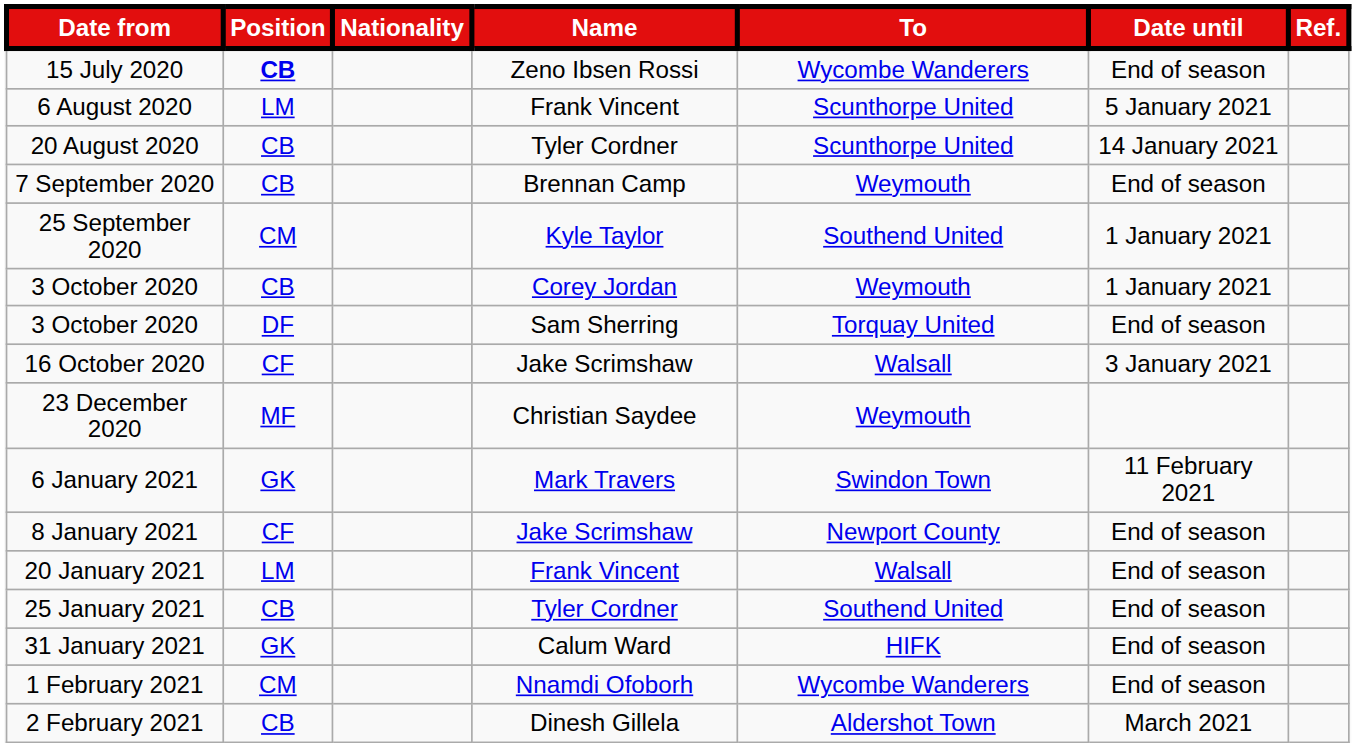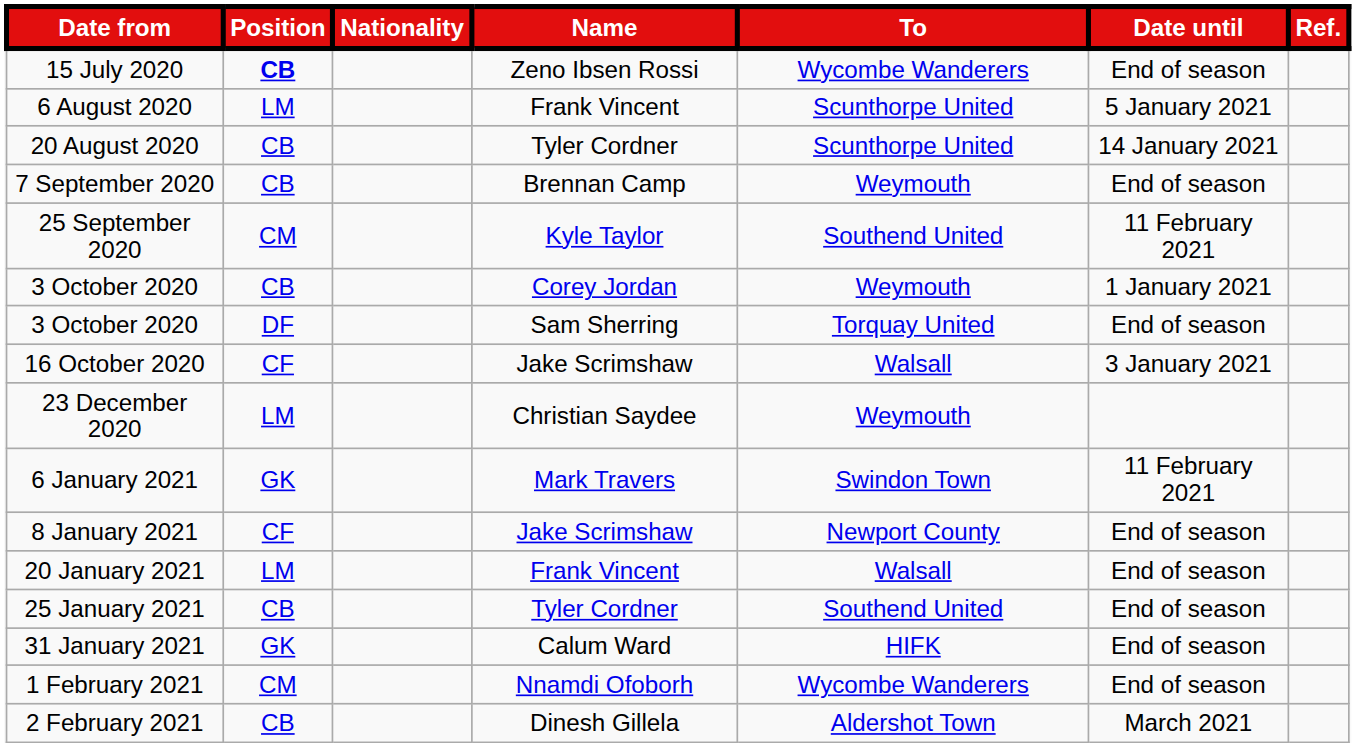(1188, 236) 1 January 2021 -> (1188, 236) 11 February 2021
(278, 415) MF -> (278, 415) LM
